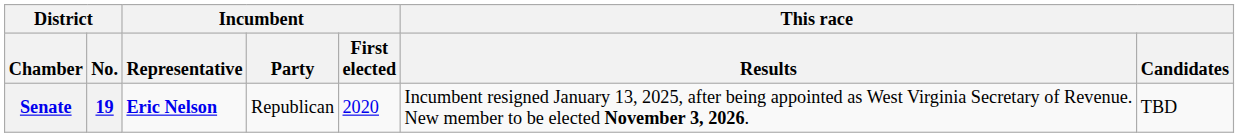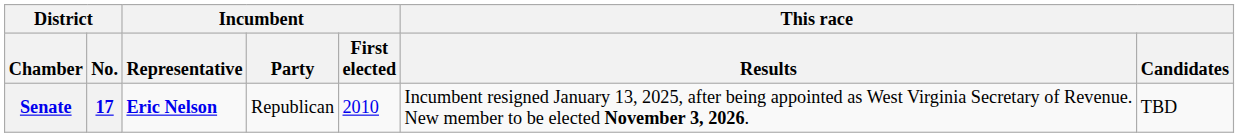(105, 107) 19 -> (105, 107) 17
(361, 107) 2020 -> (361, 107) 2010
